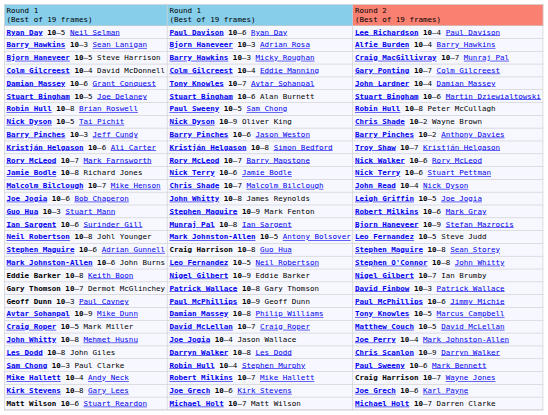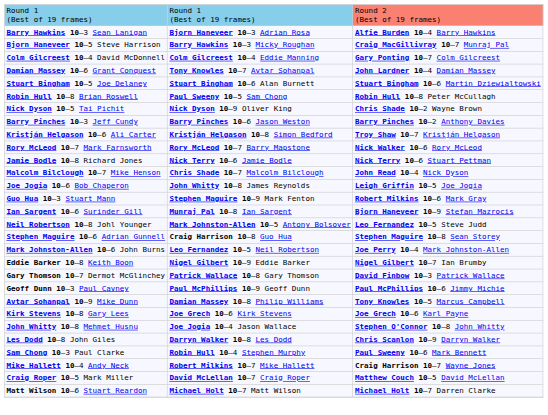- row: (63, 32)
(430, 263) Stephen O'Connor 10–8 John Whitty -> (432, 250) Joe Perry 10–4 Mark Johnston-Allen
rows swapped: (68, 391) <-> (70, 327)
(432, 340) Joe Perry 10–4 Mark Johnston-Allen -> (430, 327) Stephen O'Connor 10–8 John Whitty
